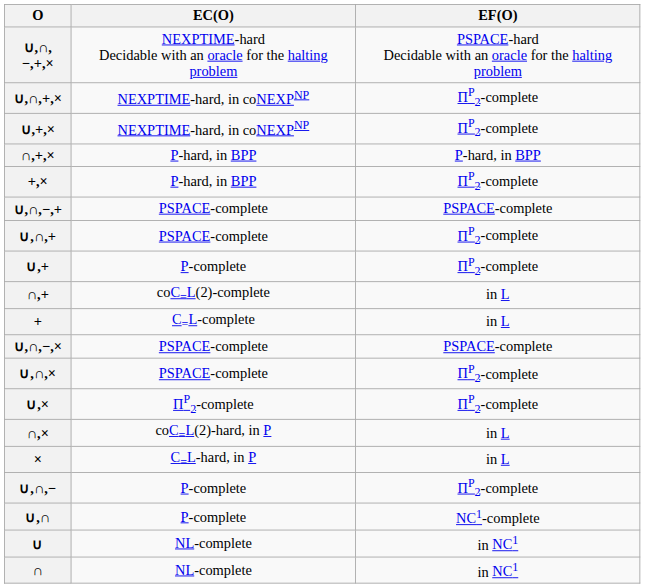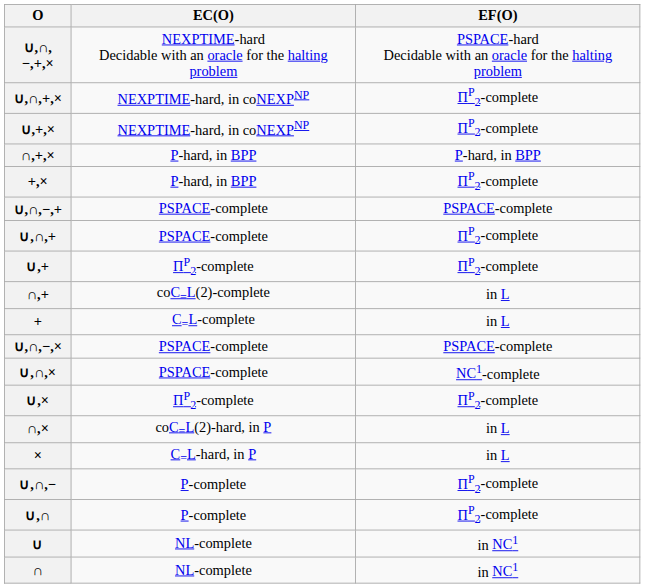(213, 266) P-complete -> (213, 266) ΠP2-complete
(498, 373) ΠP2-complete -> (498, 371) NC1-complete
(498, 516) NC1-complete -> (498, 514) ΠP2-complete
